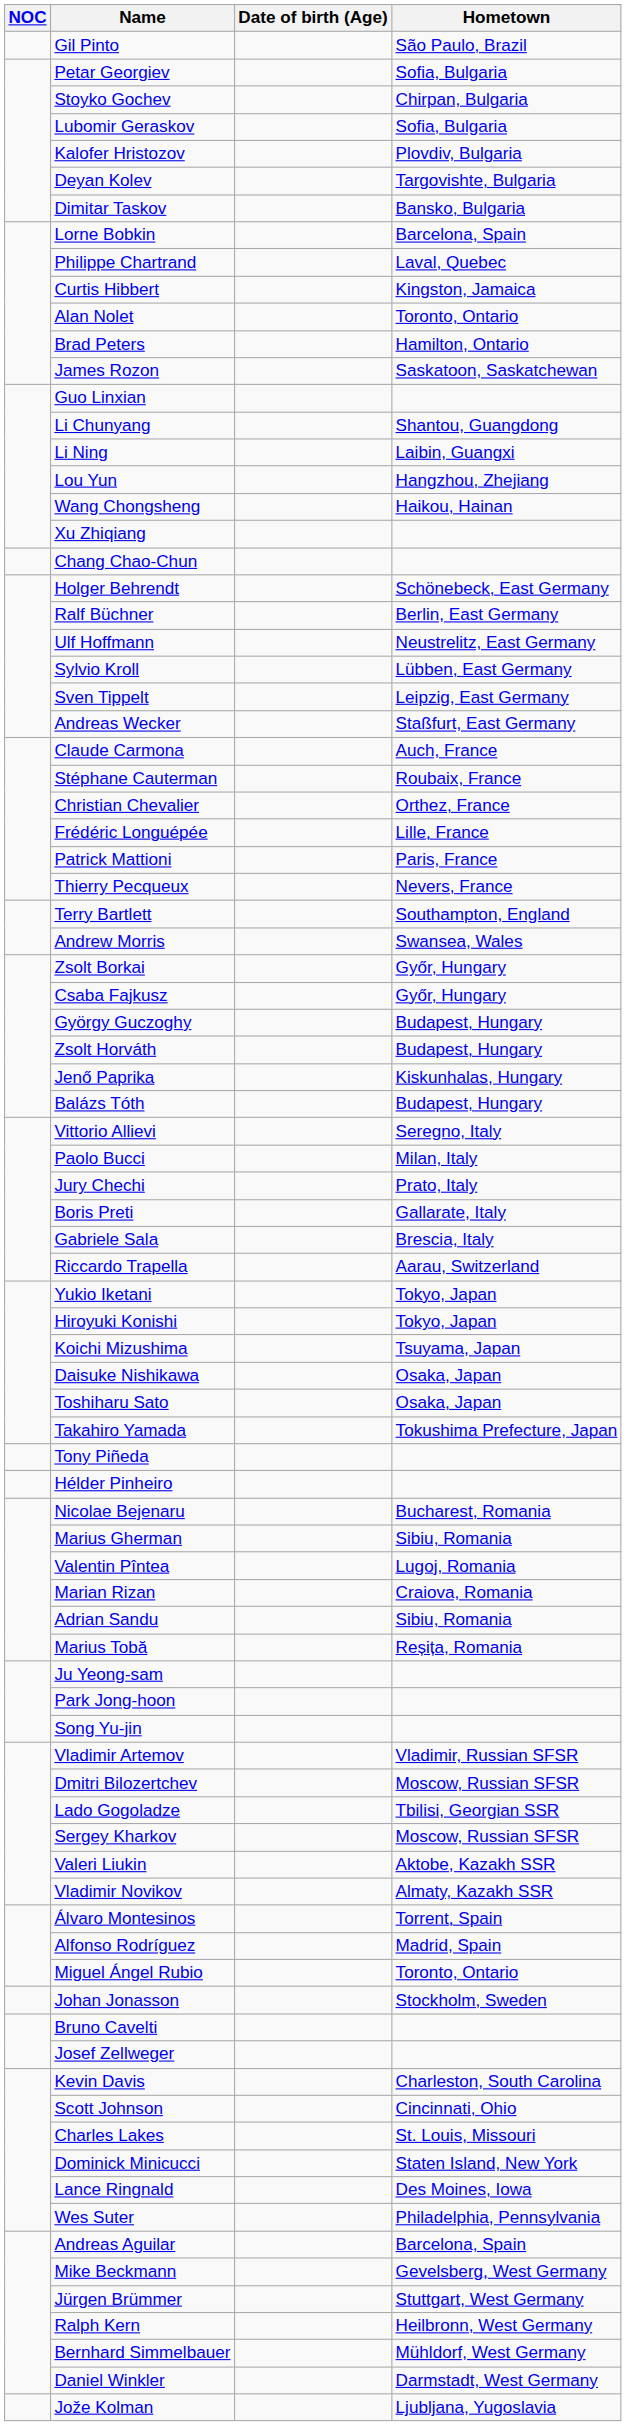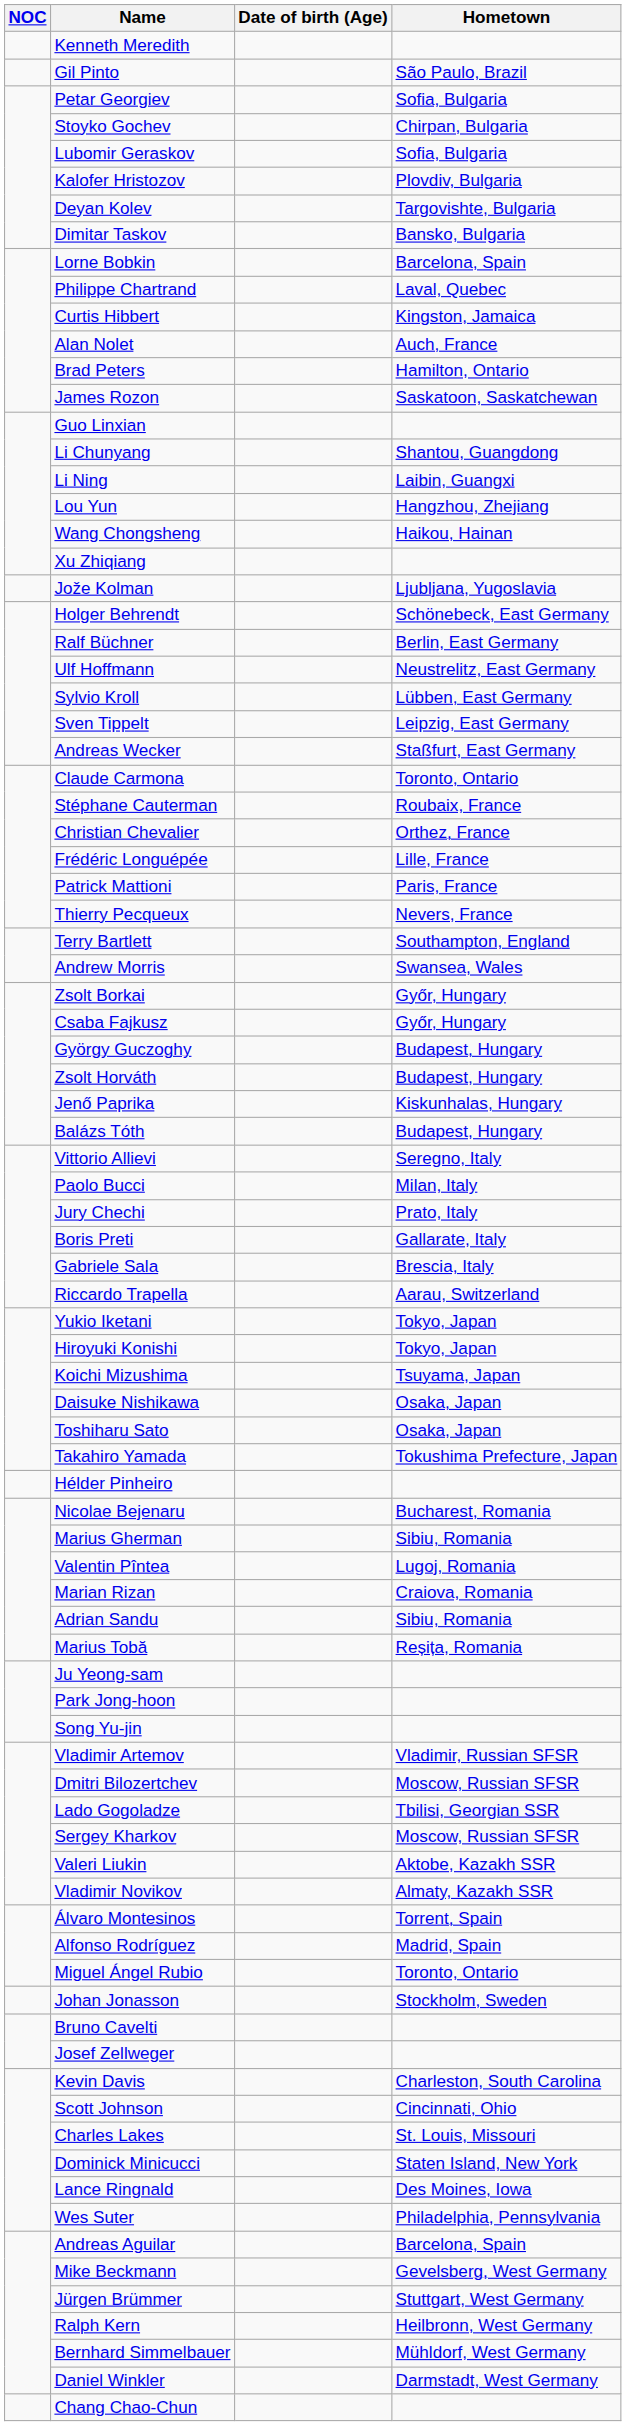+ row: (122, 45)
(457, 316) Toronto, Ontario -> (446, 343) Auch, France
rows swapped: (126, 561) <-> (104, 2407)
(446, 751) Auch, France -> (457, 778) Toronto, Ontario
- row: (102, 1457)
